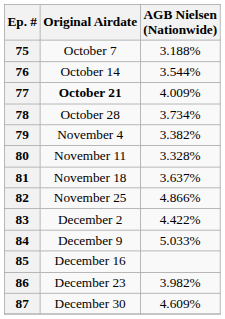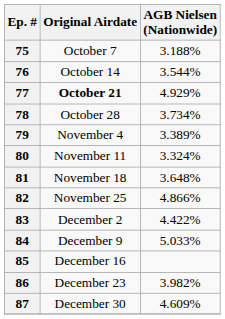(180, 93) 4.009% -> (180, 93) 4.929%
(180, 135) 3.382% -> (180, 135) 3.389%
(180, 156) 3.328% -> (180, 156) 3.324%
(180, 177) 3.637% -> (180, 177) 3.648%
